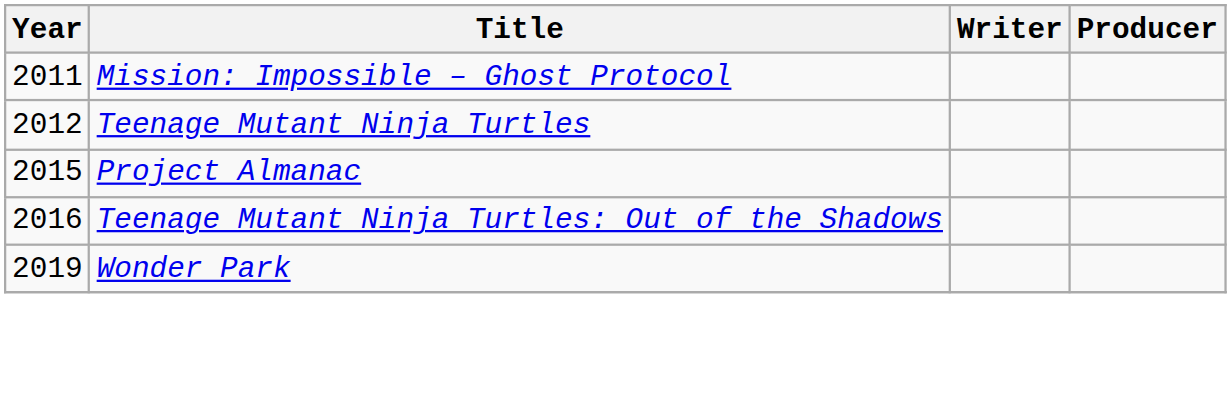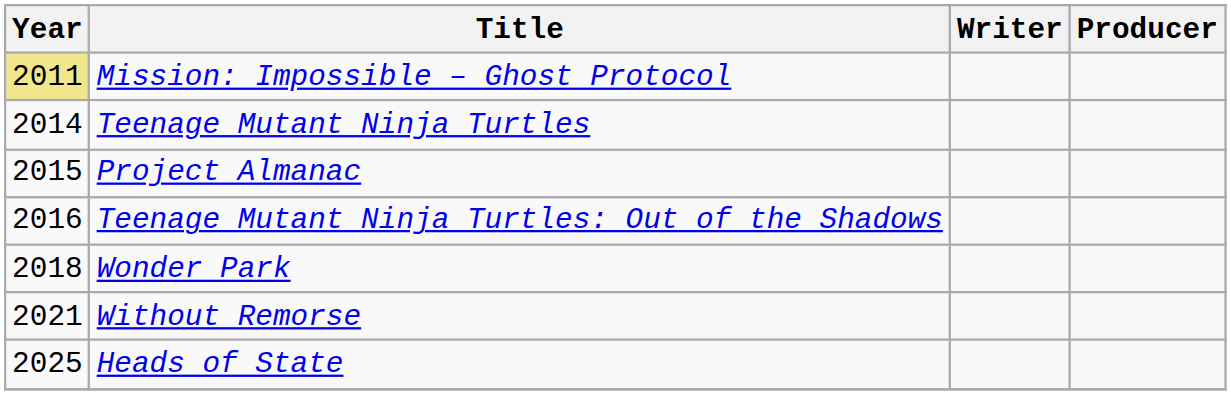(47, 77) no background -> (47, 77) khaki background
(47, 125) 2012 -> (47, 125) 2014
(47, 268) 2019 -> (47, 268) 2018
+ row: (229, 316)
+ row: (220, 364)
